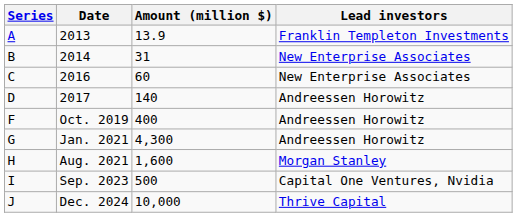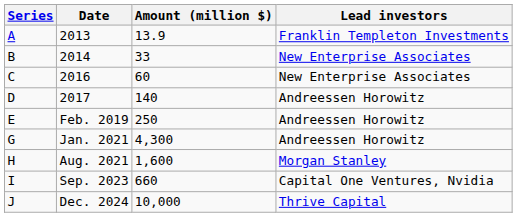(142, 56) 31 -> (142, 56) 33
+ row: (94, 119)
- row: (94, 119)
(146, 181) 500 -> (146, 181) 660
